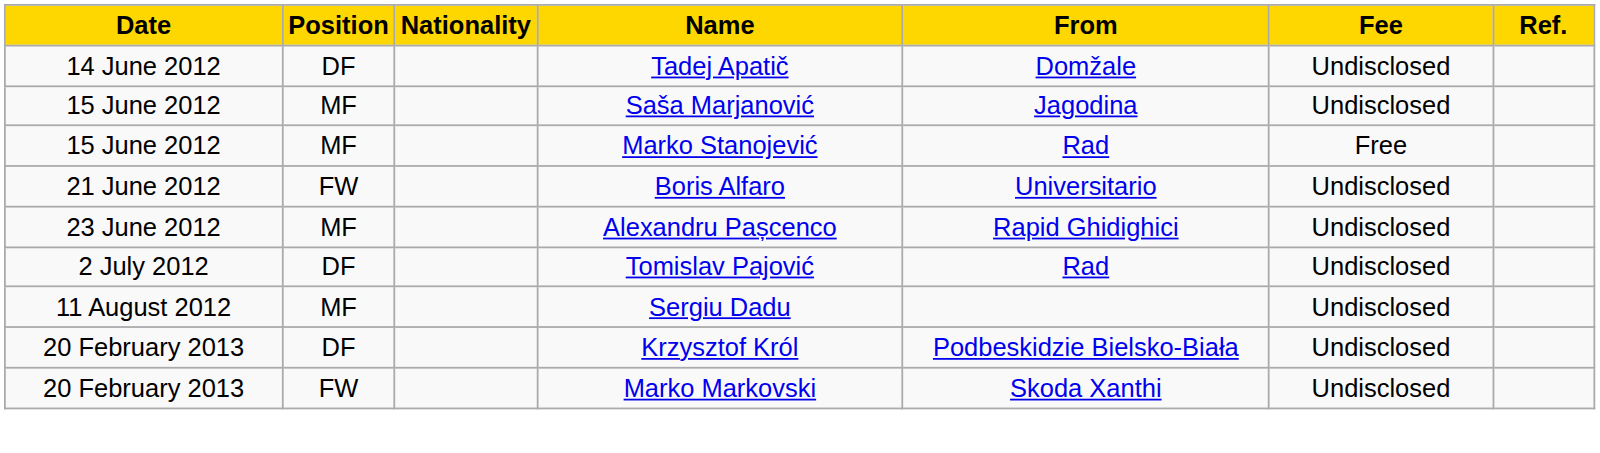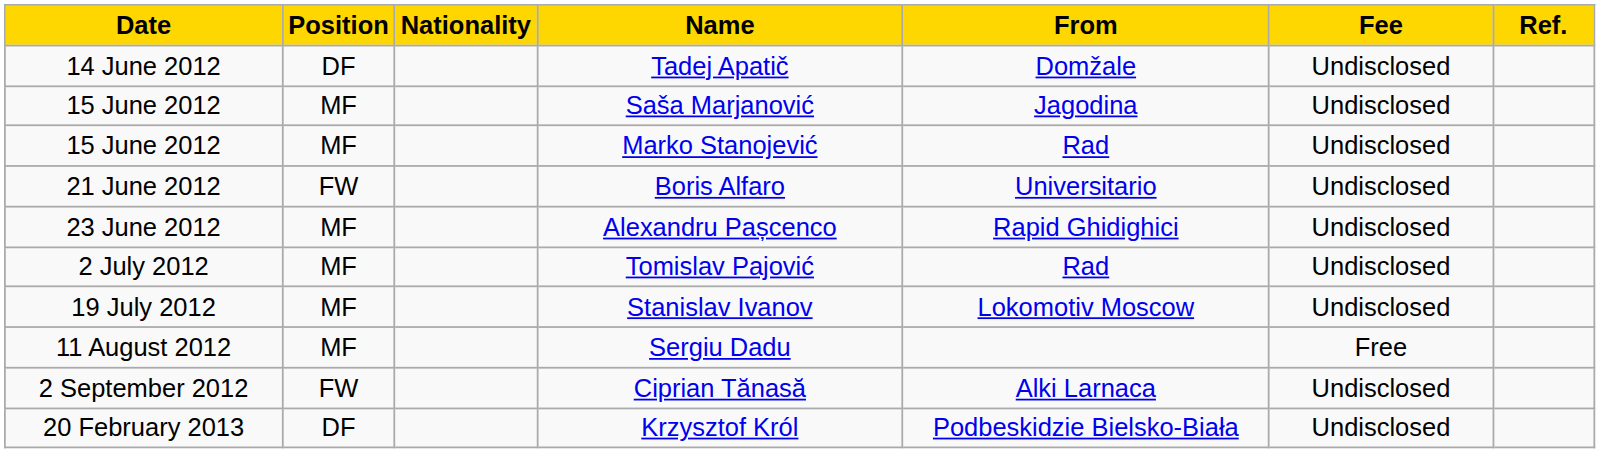(1381, 146) Free -> (1381, 146) Undisclosed
(339, 267) DF -> (339, 267) MF
+ row: (720, 307)
(1381, 307) Undisclosed -> (1381, 348) Free
+ row: (720, 388)
- row: (720, 388)
